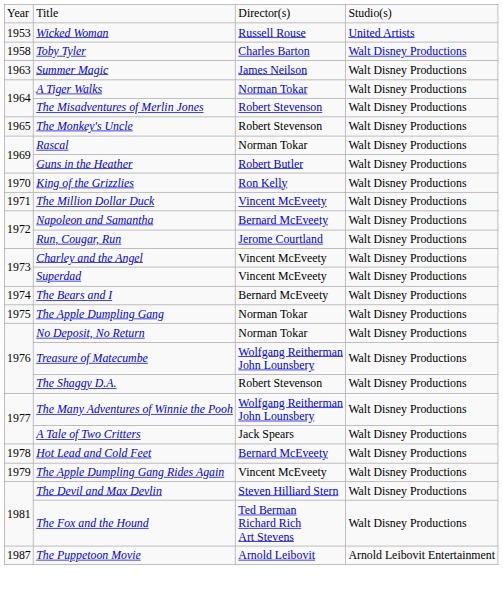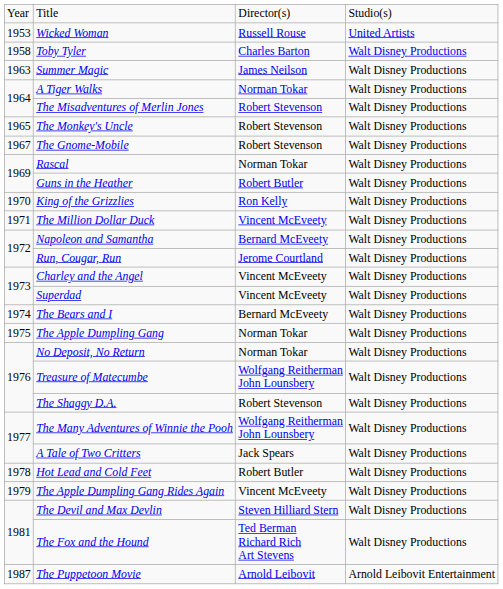+ row: (82, 145)
(283, 453) Bernard McEveety -> (271, 472) Robert Butler
